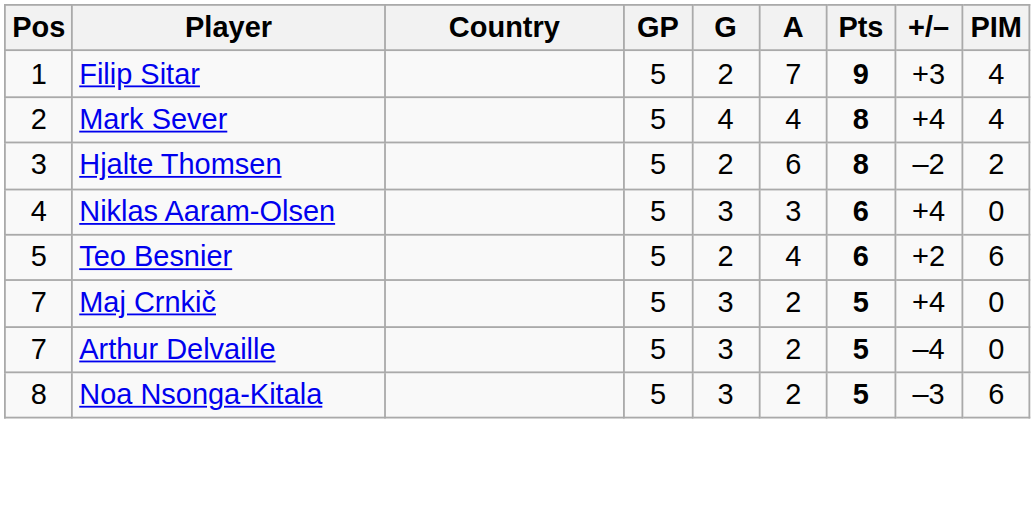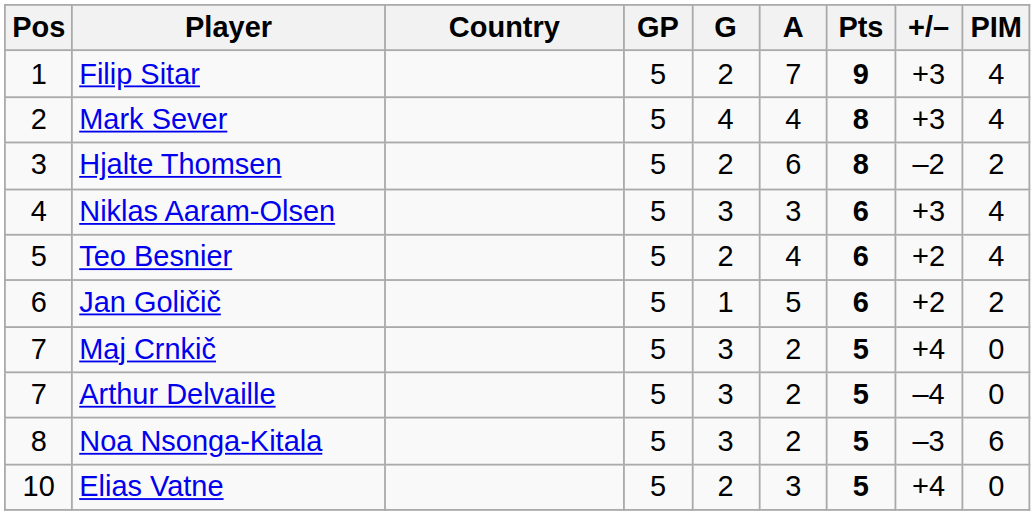(929, 119) +4 -> (929, 119) +3
(929, 211) +4 -> (929, 211) +3
(996, 211) 0 -> (996, 211) 4
(996, 257) 6 -> (996, 257) 4
+ row: (150, 303)
+ row: (151, 486)
